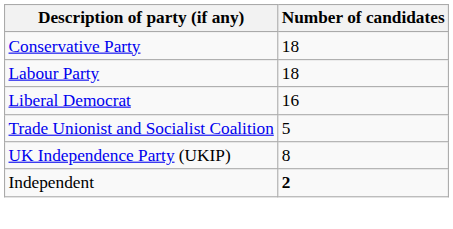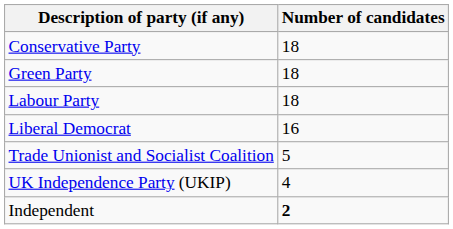+ row: (50, 73)
(286, 155) 8 -> (286, 182) 4
